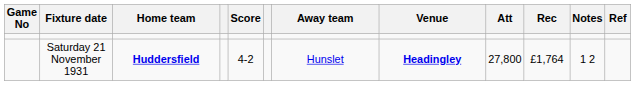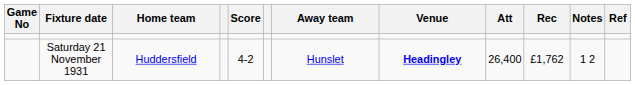(166, 59) bold -> (166, 59) normal
(505, 59) 27,800 -> (505, 59) 26,400
(547, 59) £1,764 -> (547, 59) £1,762
